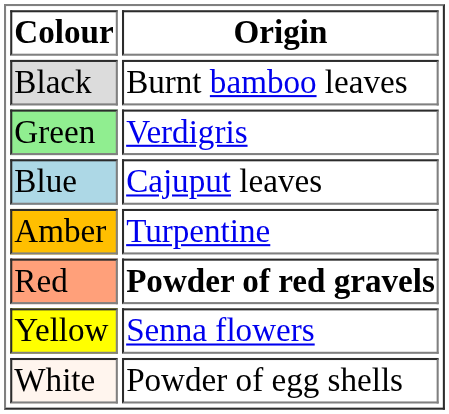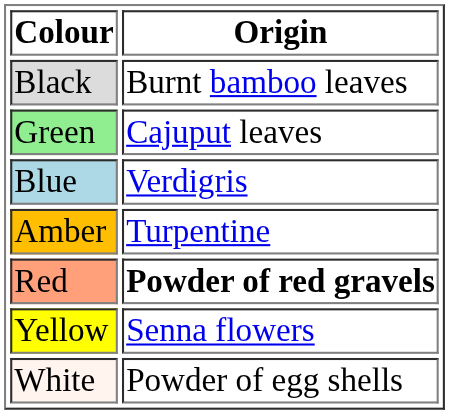(187, 131) Verdigris -> (224, 131) Cajuput leaves
(224, 181) Cajuput leaves -> (187, 181) Verdigris
